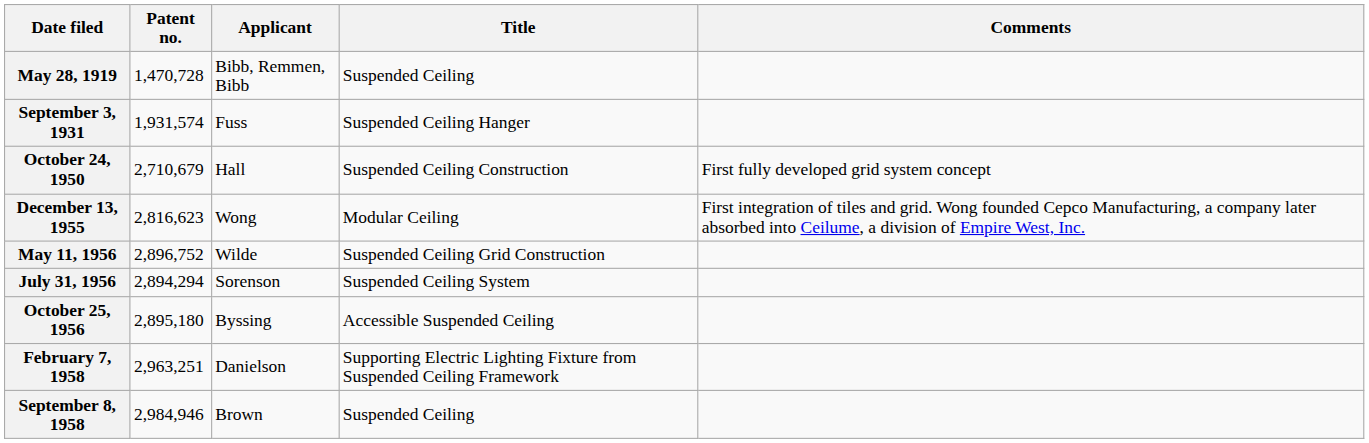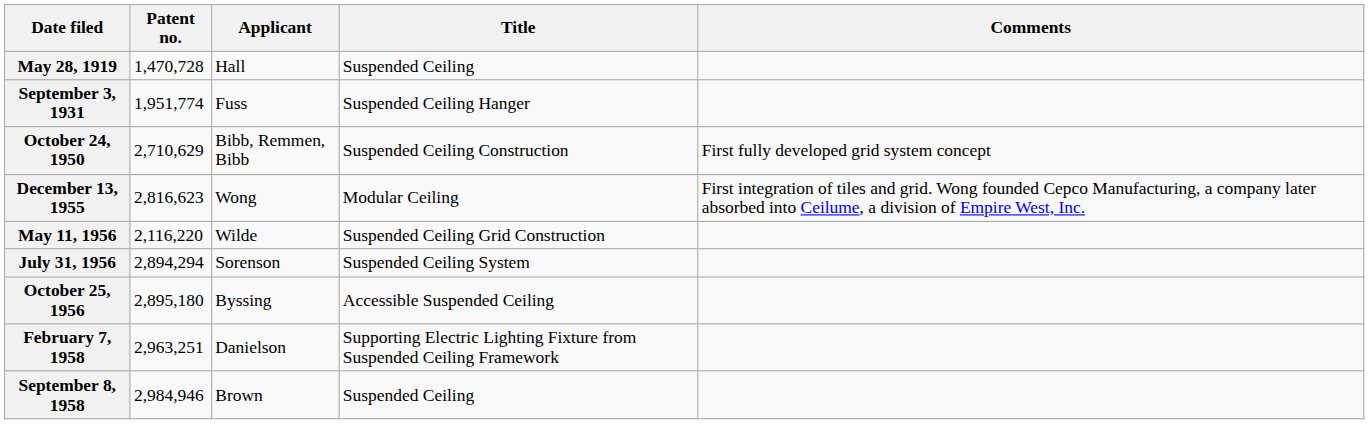(270, 75) Bibb, Remmen, Bibb -> (230, 65) Hall
(169, 122) 1,931,574 -> (169, 103) 1,951,774
(169, 169) 2,710,679 -> (169, 150) 2,710,629
(230, 169) Hall -> (270, 150) Bibb, Remmen, Bibb
(169, 254) 2,896,752 -> (168, 235) 2,116,220
